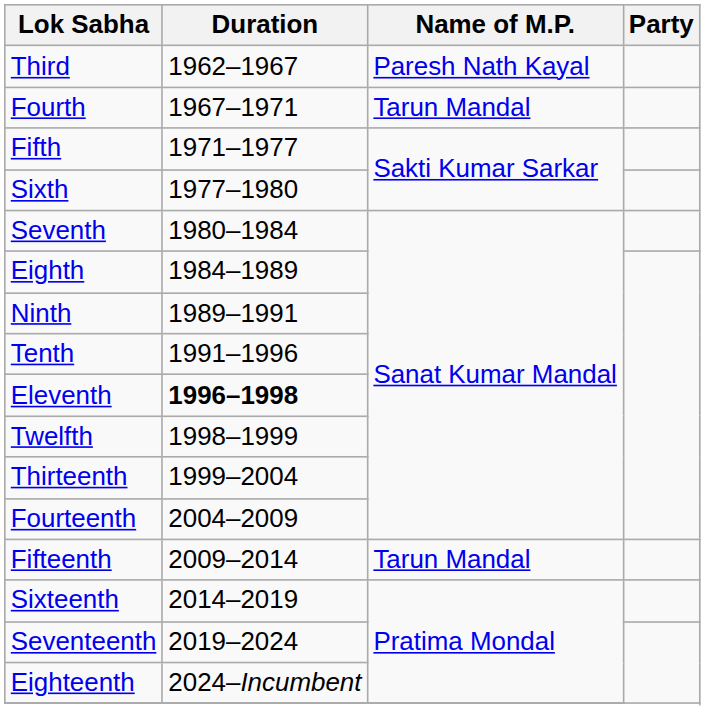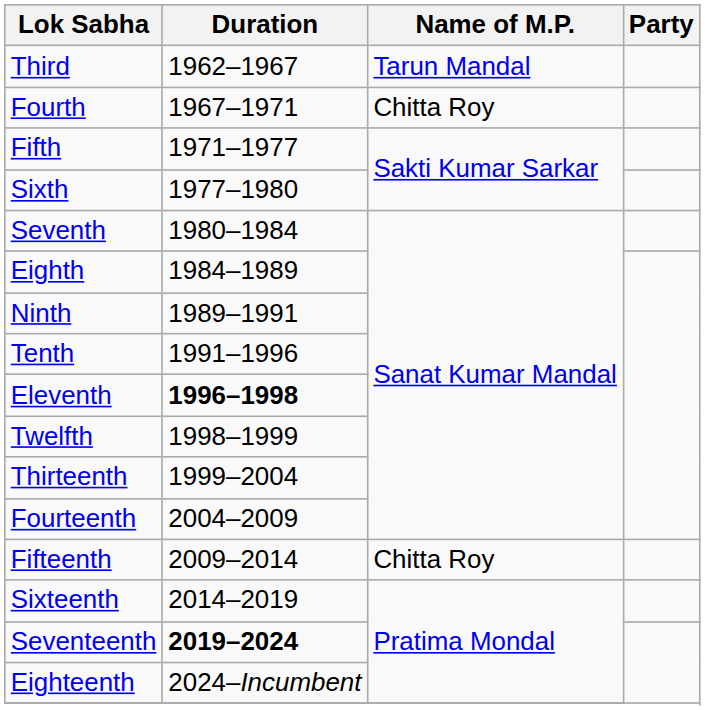(481, 66) Paresh Nath Kayal -> (452, 66) Tarun Mandal
(452, 107) Tarun Mandal -> (434, 107) Chitta Roy
(452, 559) Tarun Mandal -> (434, 559) Chitta Roy
(233, 641) normal -> (233, 641) bold
